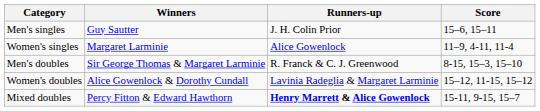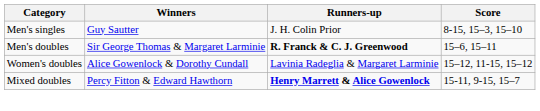(470, 30) 15–6, 15–11 -> (483, 30) 8-15, 15–3, 15–10
- row: (43, 47)
(334, 64) normal -> (339, 47) bold
(483, 64) 8-15, 15–3, 15–10 -> (470, 47) 15–6, 15–11
